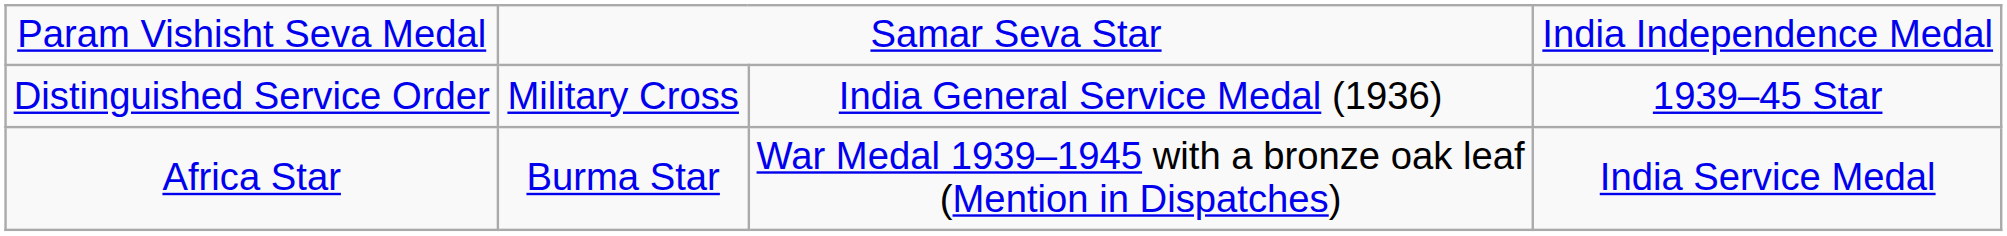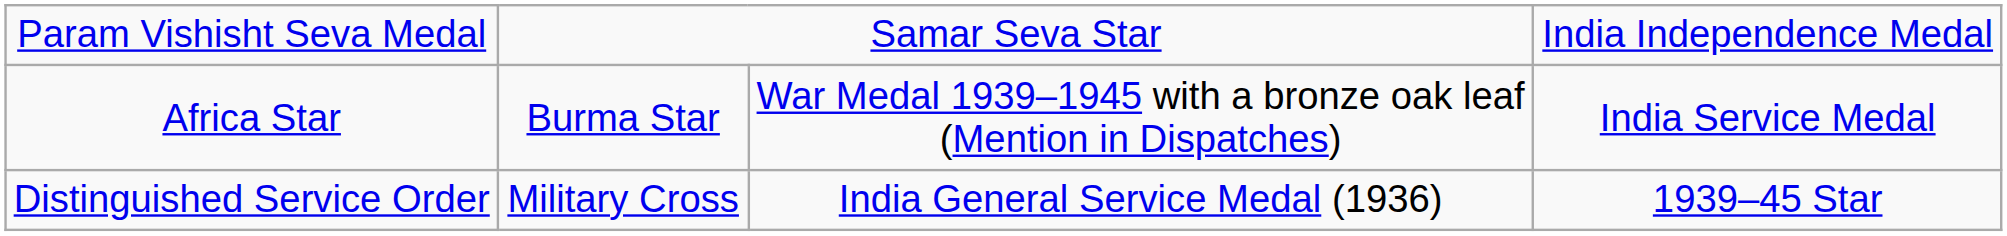rows swapped: (252, 95) <-> (252, 177)
